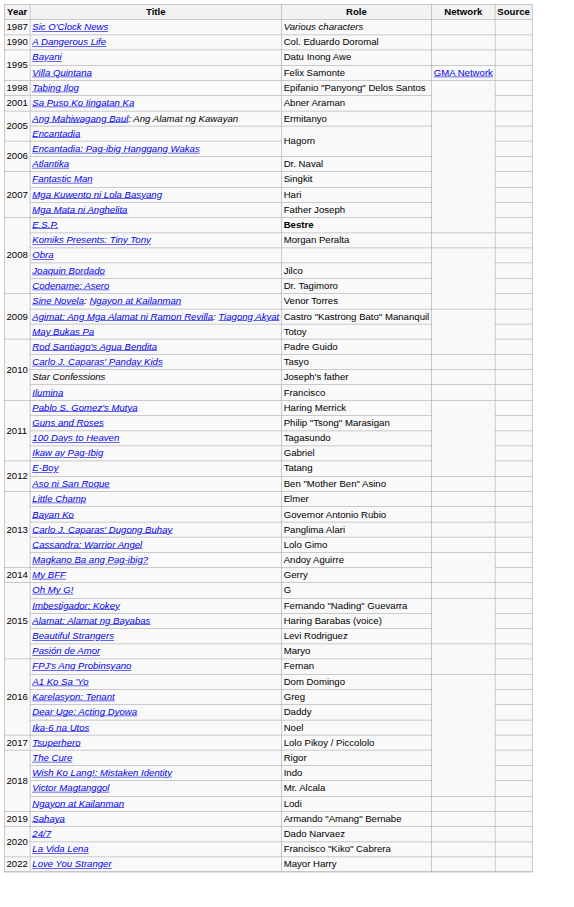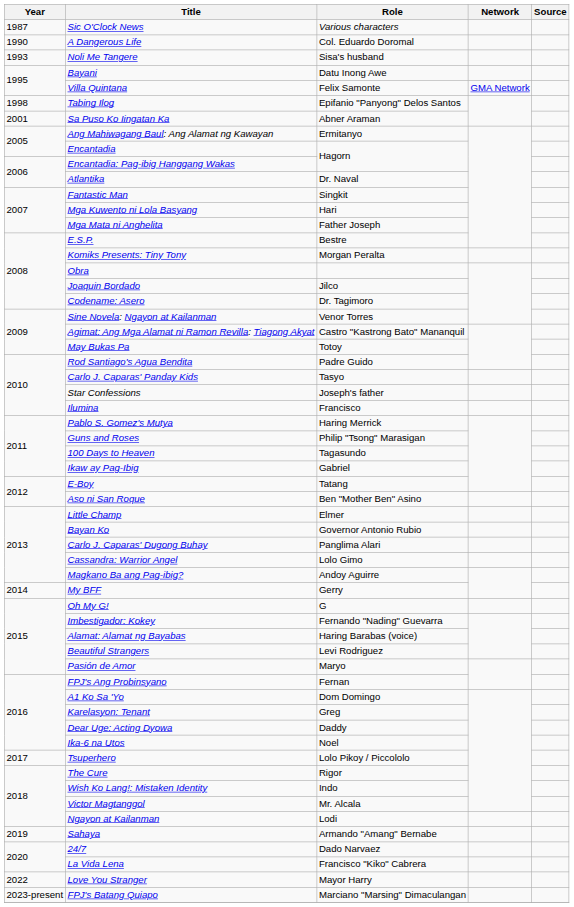+ row: (103, 57)
(299, 225) bold -> (333, 240) normal
+ row: (113, 895)
